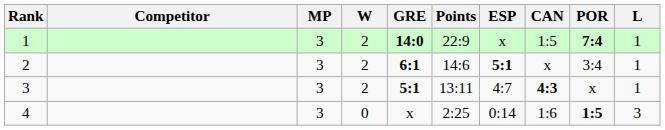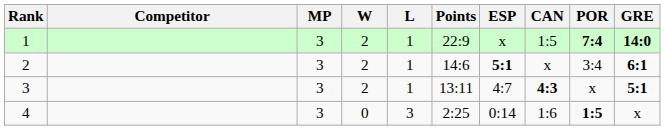columns swapped: (637, 16) <-> (410, 16)
